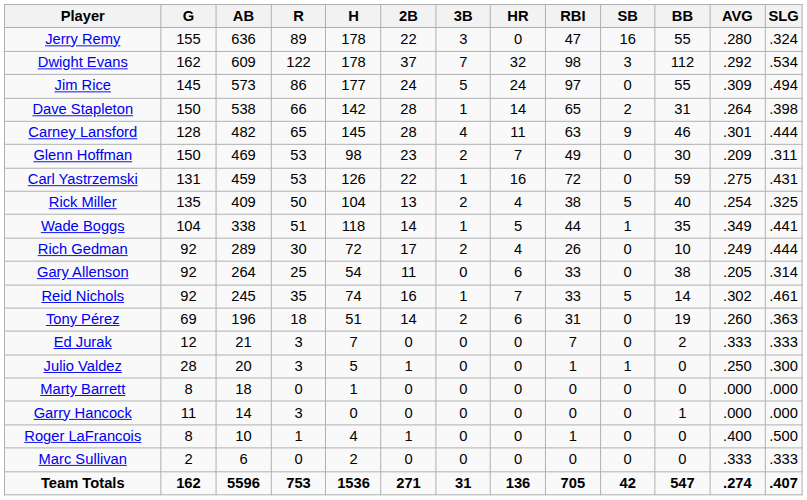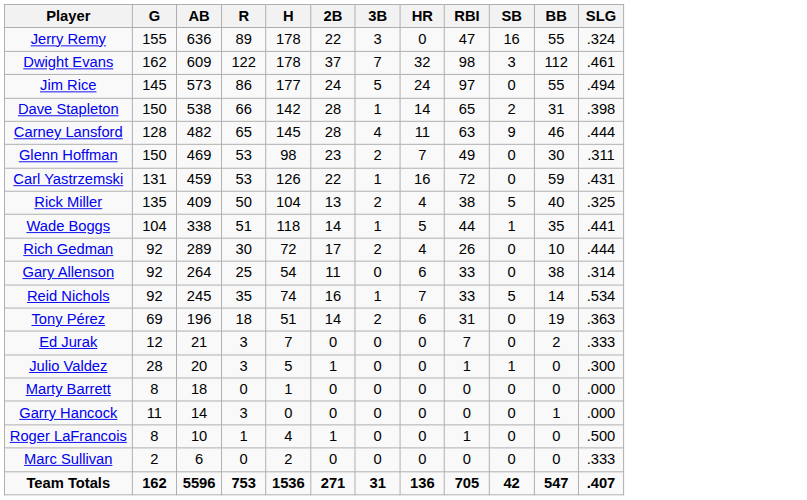- column: (737, 16)
(784, 62) .534 -> (601, 62) .461
(784, 296) .461 -> (601, 296) .534
